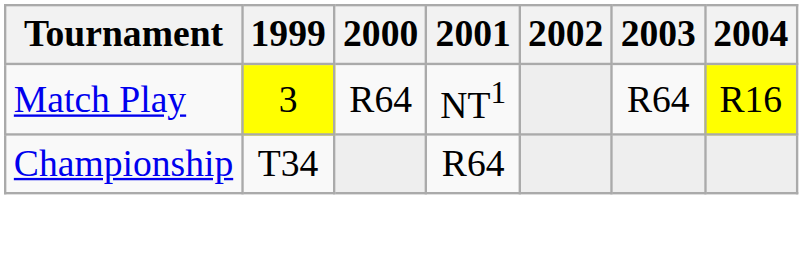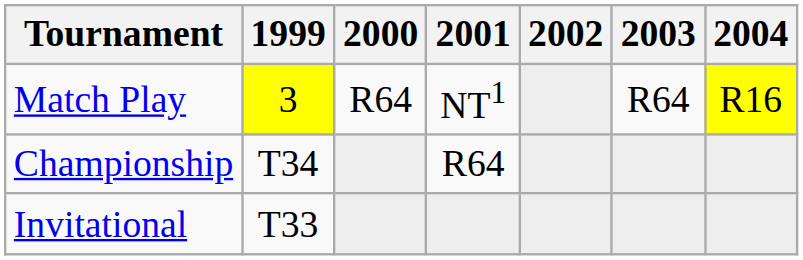+ row: (101, 223)
